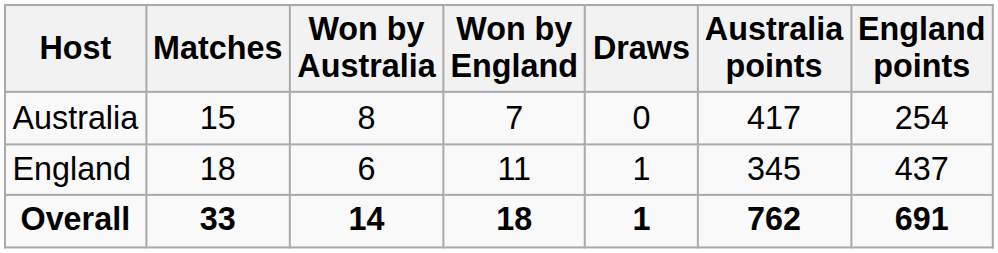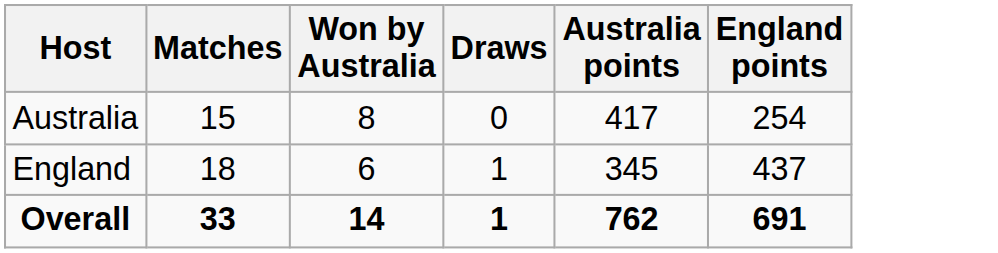- column: (514, 48)
